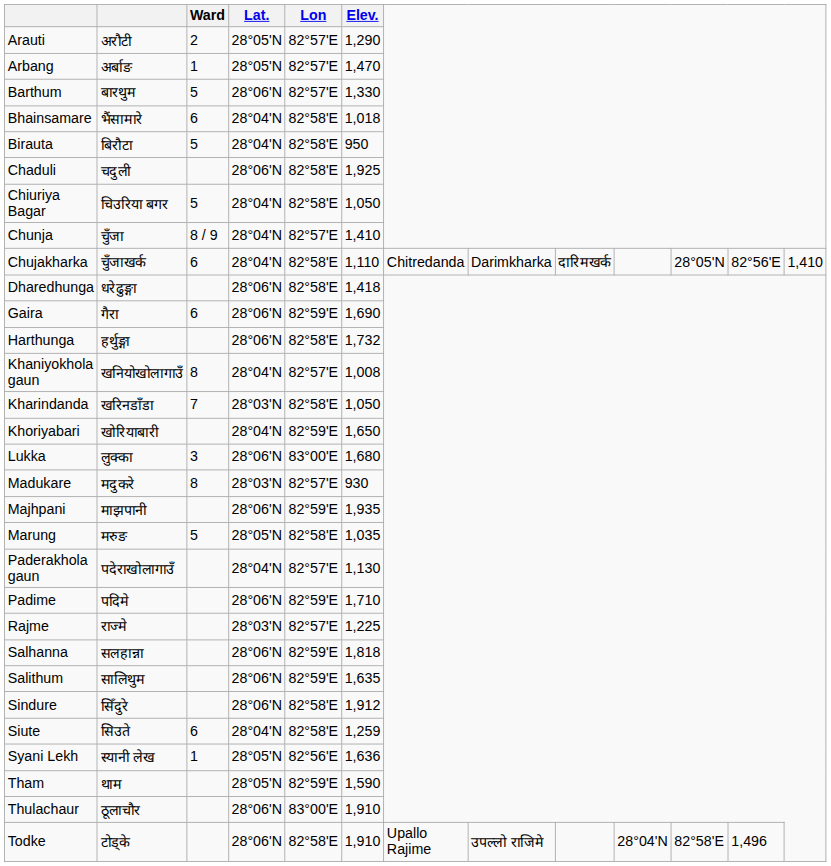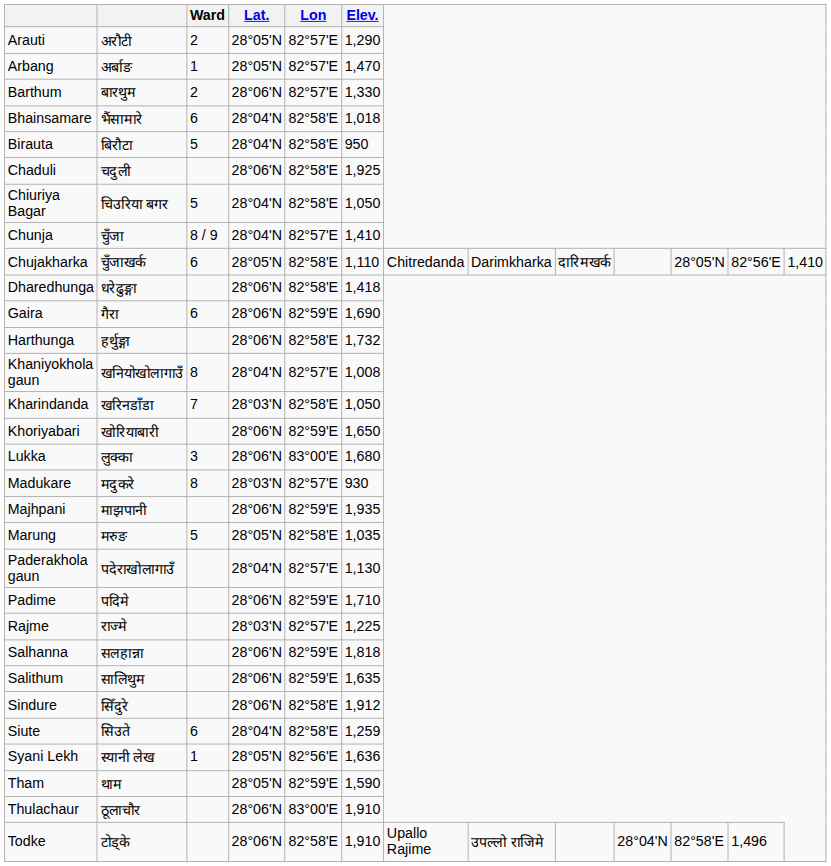(194, 92) 5 -> (194, 92) 2
(257, 261) 28°04'N -> (257, 261) 28°05'N
(257, 431) 28°04'N -> (257, 431) 28°06'N
